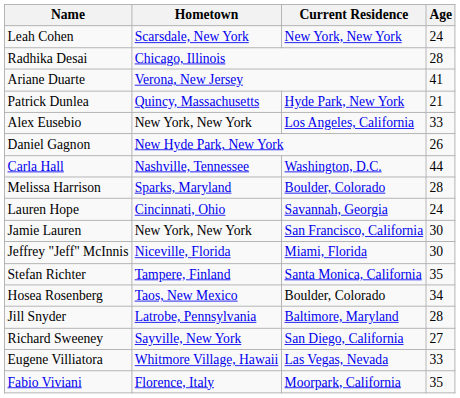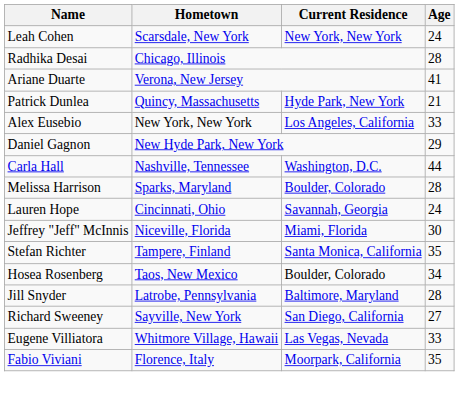(436, 144) 26 -> (435, 144) 29
- row: (44, 230)
